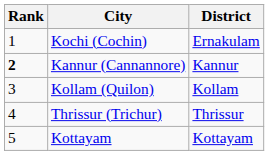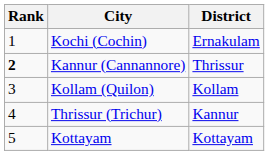(215, 65) Kannur -> (218, 65) Thrissur
(218, 114) Thrissur -> (215, 114) Kannur
